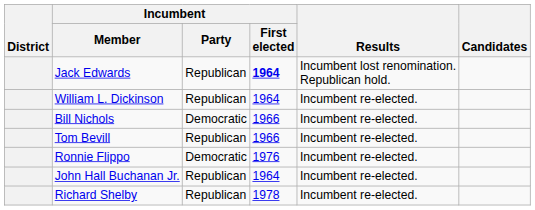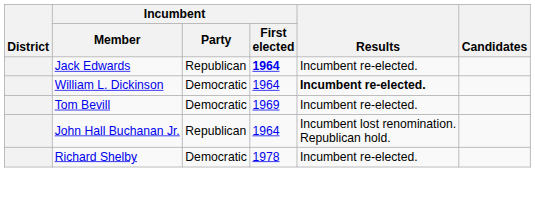(378, 73) Incumbent lost renomination. Republican hold. -> (359, 66) Incumbent re-elected.
(216, 99) Republican -> (216, 85) Democratic
(359, 99) normal -> (363, 85) bold
- row: (84, 118)
(216, 137) Republican -> (216, 104) Democratic
(266, 137) 1966 -> (266, 104) 1969
- row: (92, 157)
(359, 176) Incumbent re-elected. -> (378, 131) Incumbent lost renomination. Republican hold.
(216, 195) Republican -> (216, 157) Democratic
